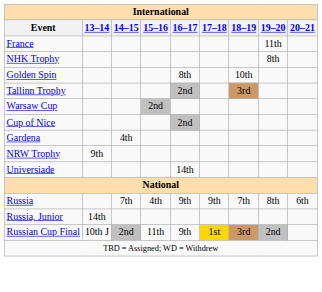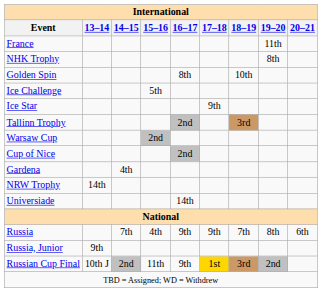+ row: (34, 91)
+ row: (22, 106)
(97, 153) 9th -> (97, 185) 14th
(97, 216) 14th -> (97, 248) 9th
